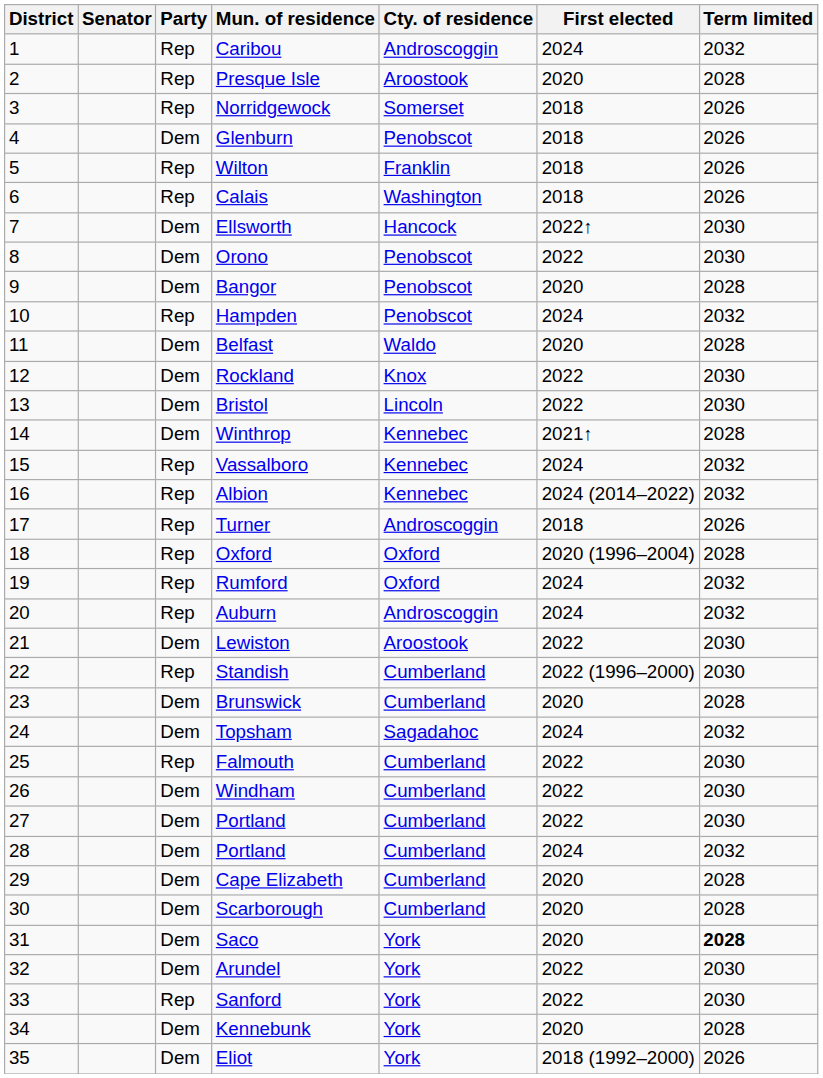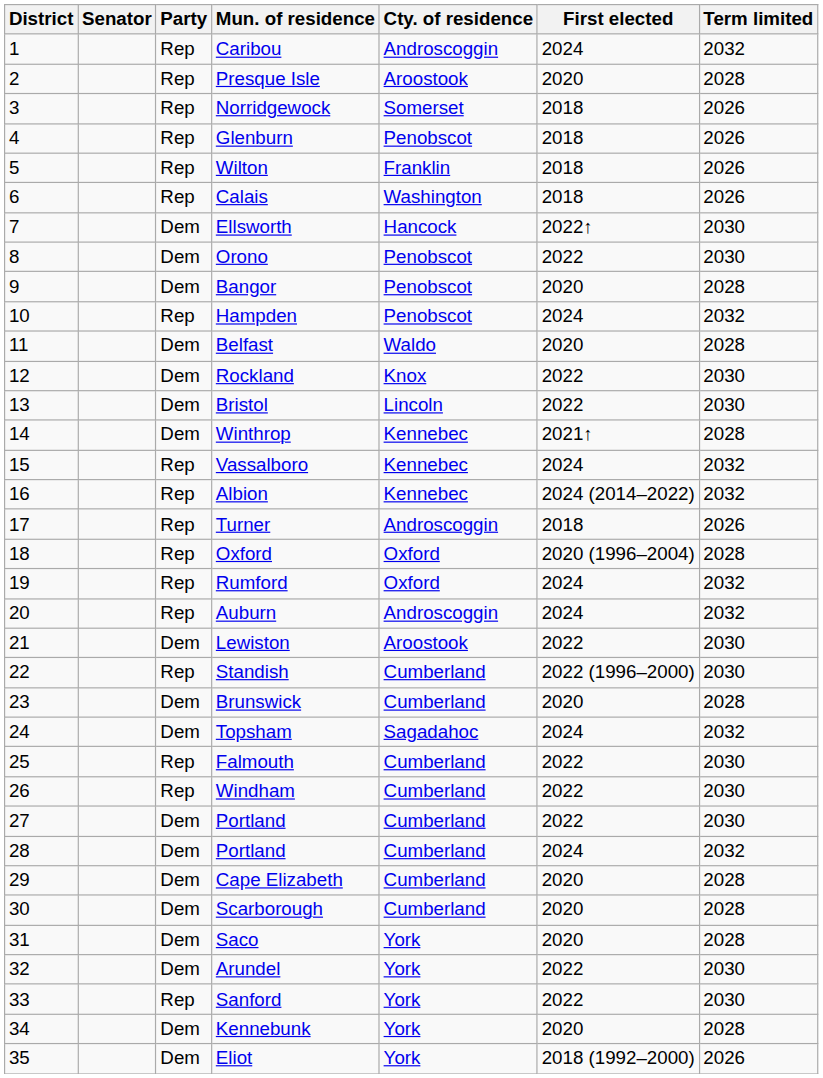(180, 138) Dem -> (178, 138) Rep
(180, 791) Dem -> (178, 791) Rep
(724, 939) bold -> (724, 939) normal
